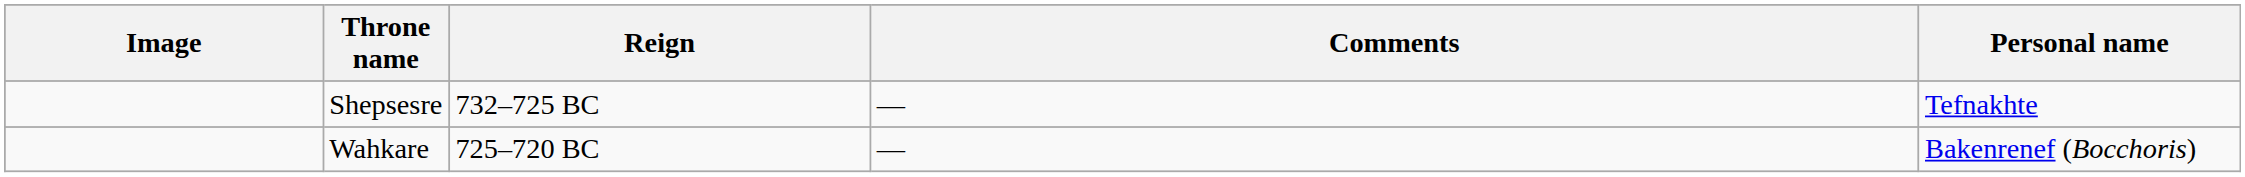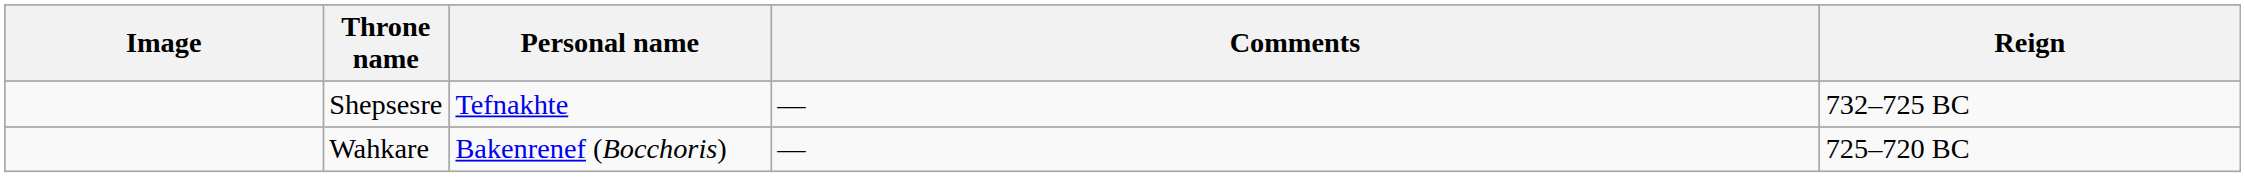columns swapped: (2079, 42) <-> (660, 42)
